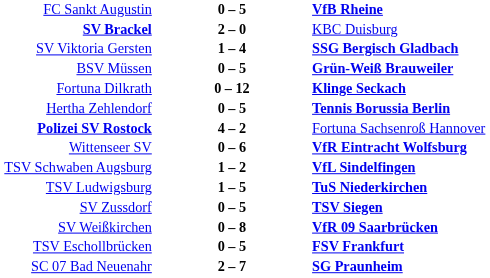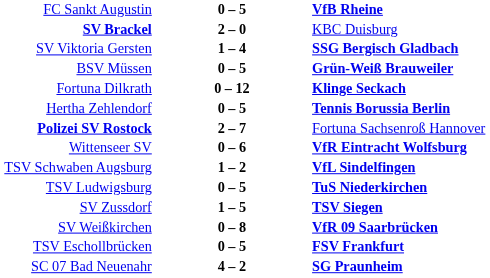(232, 128) 4 – 2 -> (232, 128) 2 – 7
(232, 187) 1 – 5 -> (232, 187) 0 – 5
(232, 207) 0 – 5 -> (232, 207) 1 – 5
(232, 266) 2 – 7 -> (232, 266) 4 – 2
